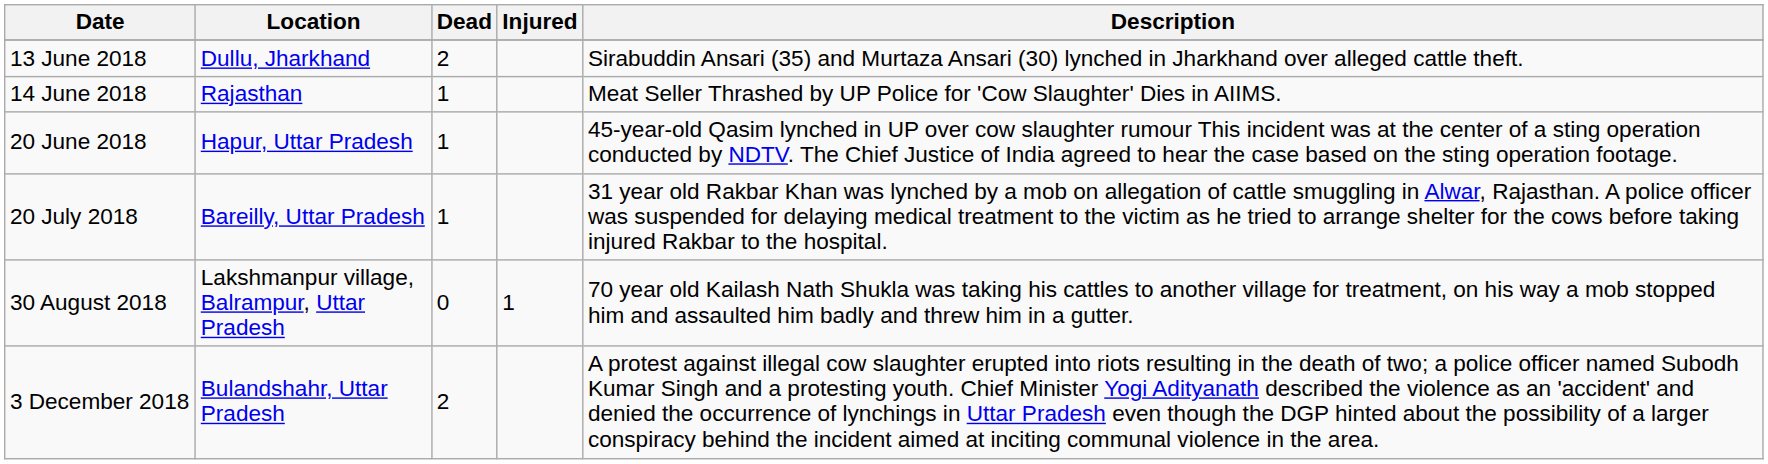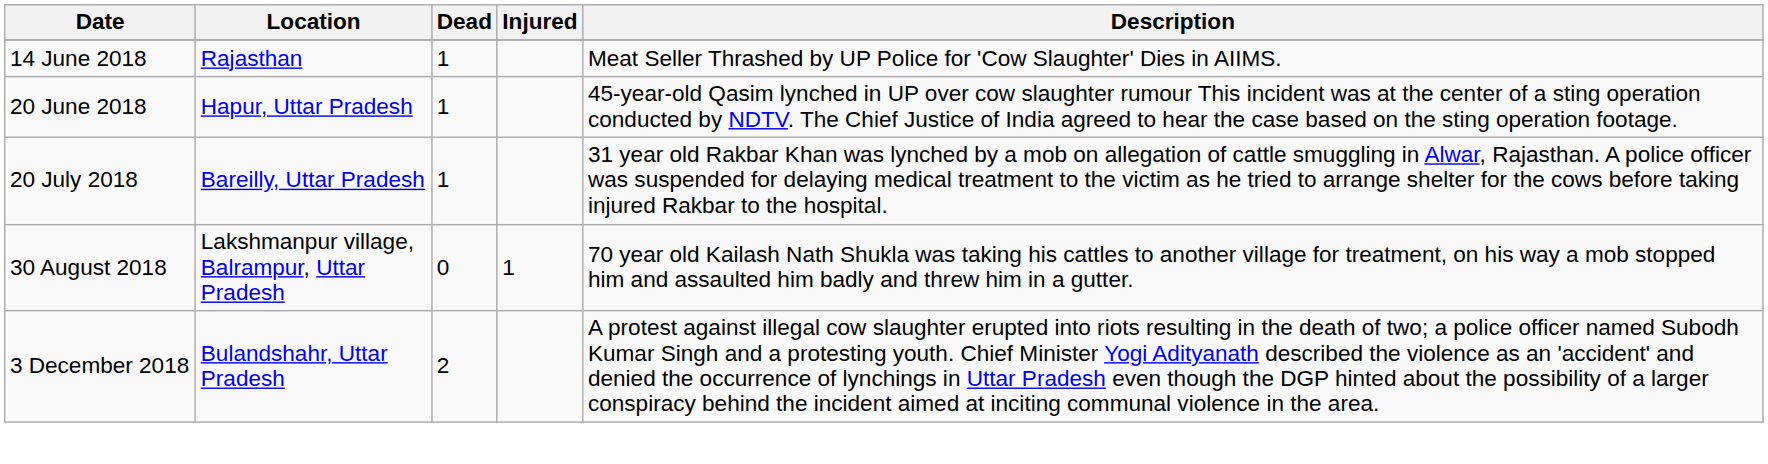- row: (78, 58)
